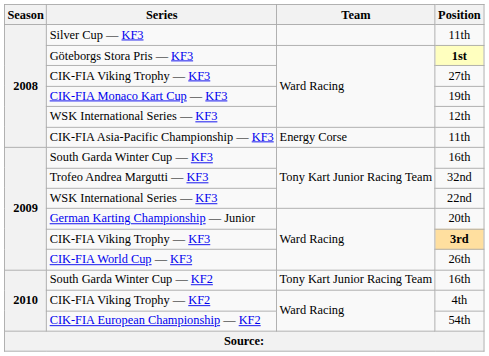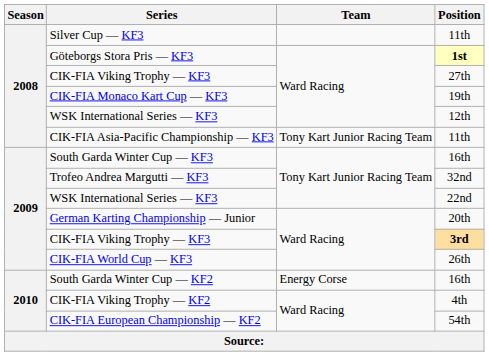(313, 136) Energy Corse -> (356, 136) Tony Kart Junior Racing Team
(356, 279) Tony Kart Junior Racing Team -> (313, 279) Energy Corse
